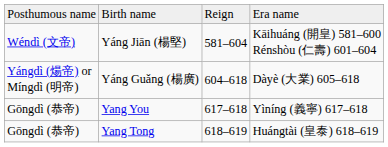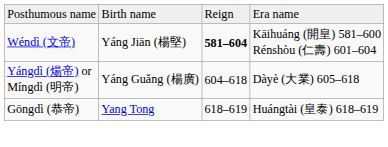(226, 42) normal -> (226, 42) bold
- row: (125, 109)
